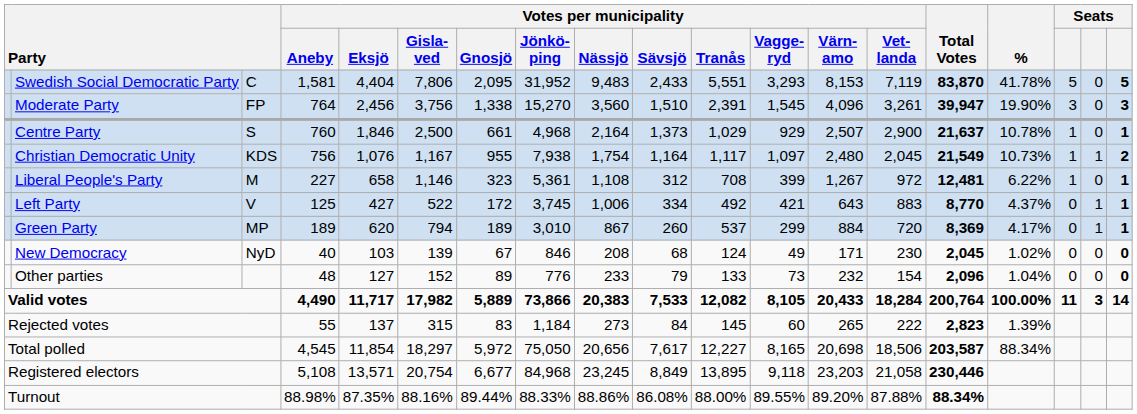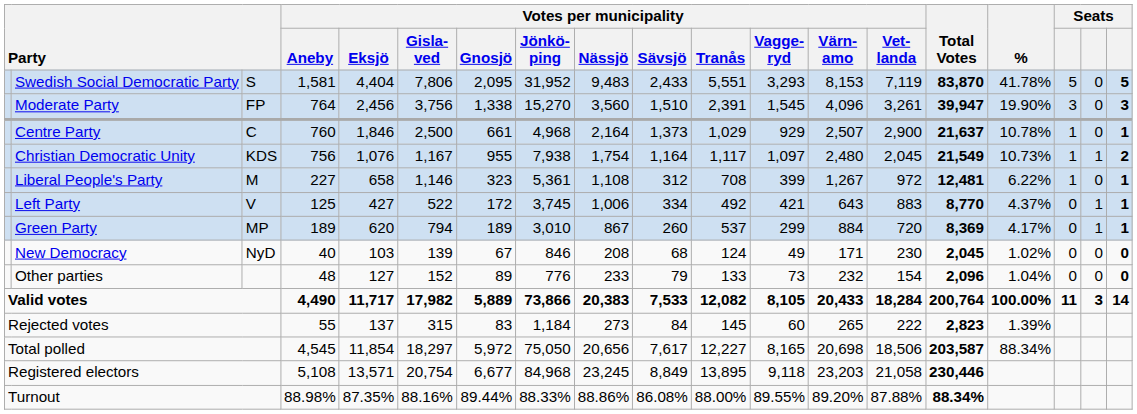(251, 81) C -> (251, 81) S
(251, 131) S -> (251, 131) C
